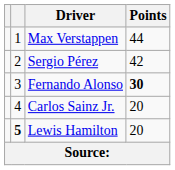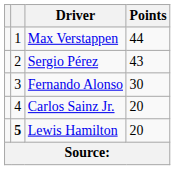(136, 61) 42 -> (136, 61) 43
(136, 84) bold -> (136, 84) normal
